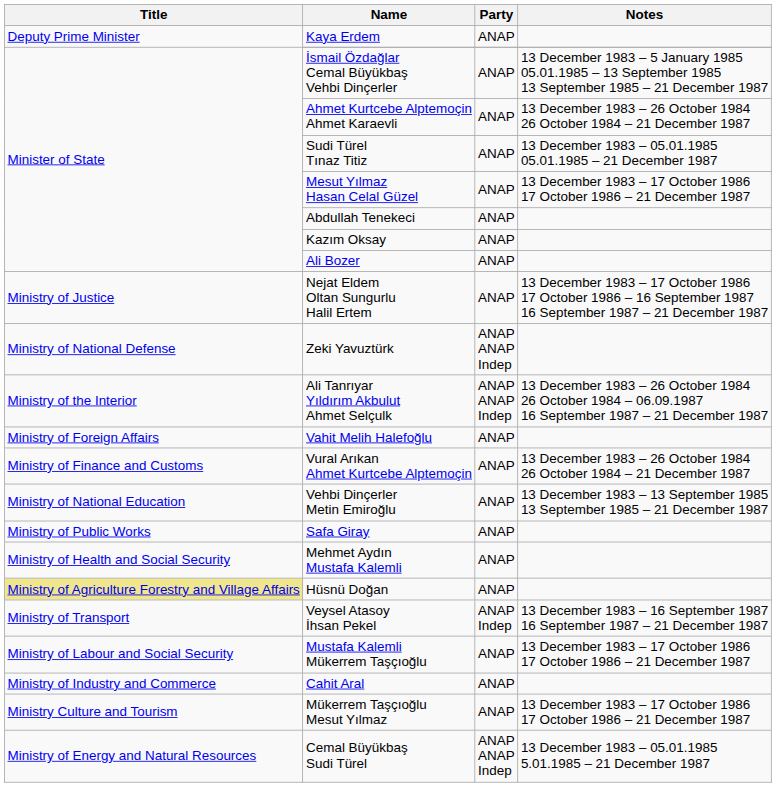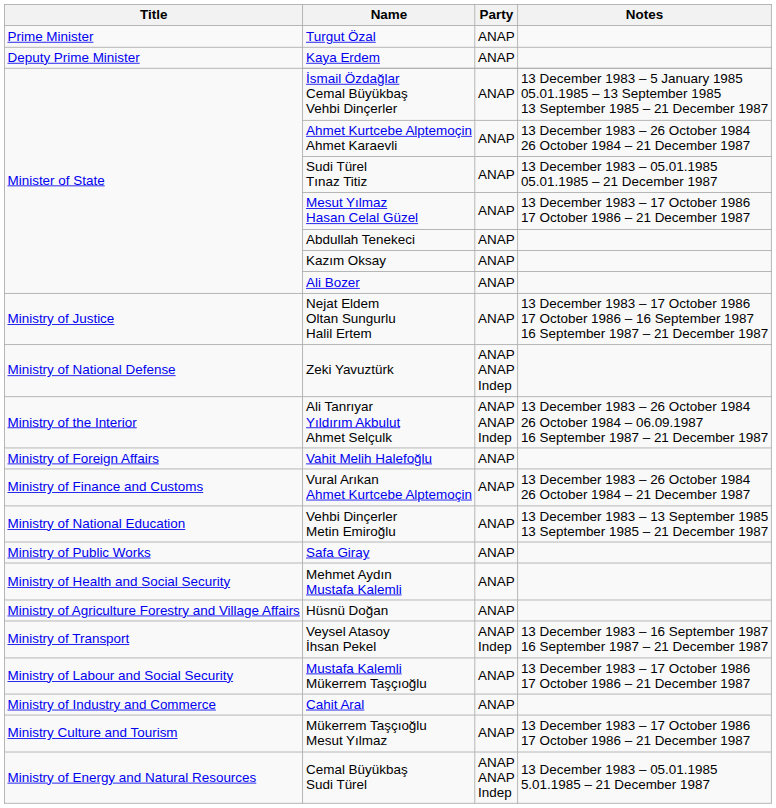+ row: (341, 36)
(154, 589) khaki background -> (154, 610) no background
